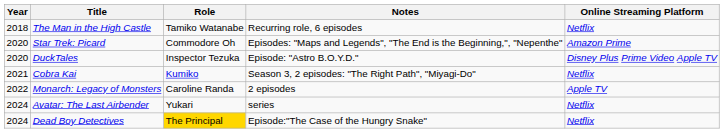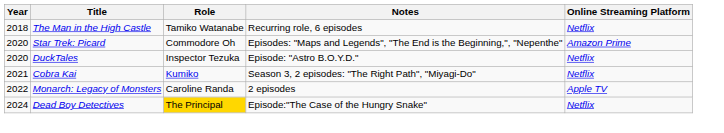(642, 58) Disney Plus Prime Video Apple TV -> (580, 58) Netflix
- row: (91, 105)
